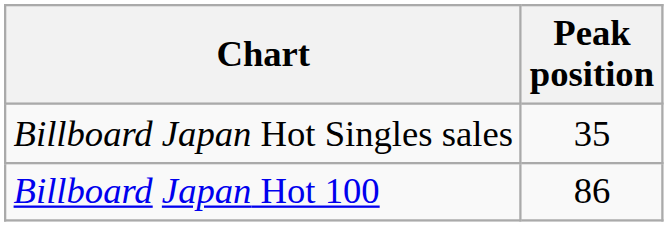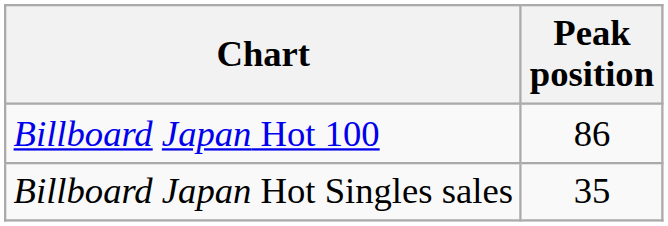rows swapped: (197, 190) <-> (263, 132)
